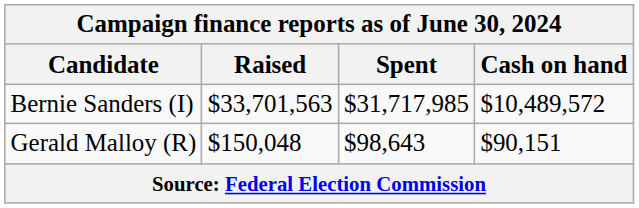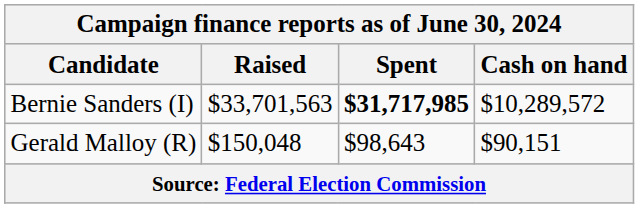(407, 103) normal -> (407, 103) bold
(543, 103) $10,489,572 -> (543, 103) $10,289,572
